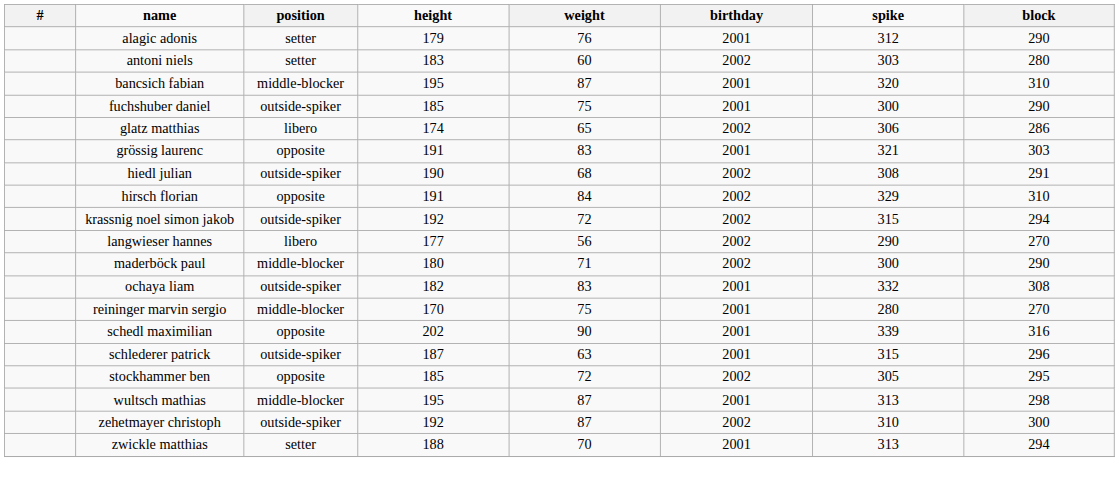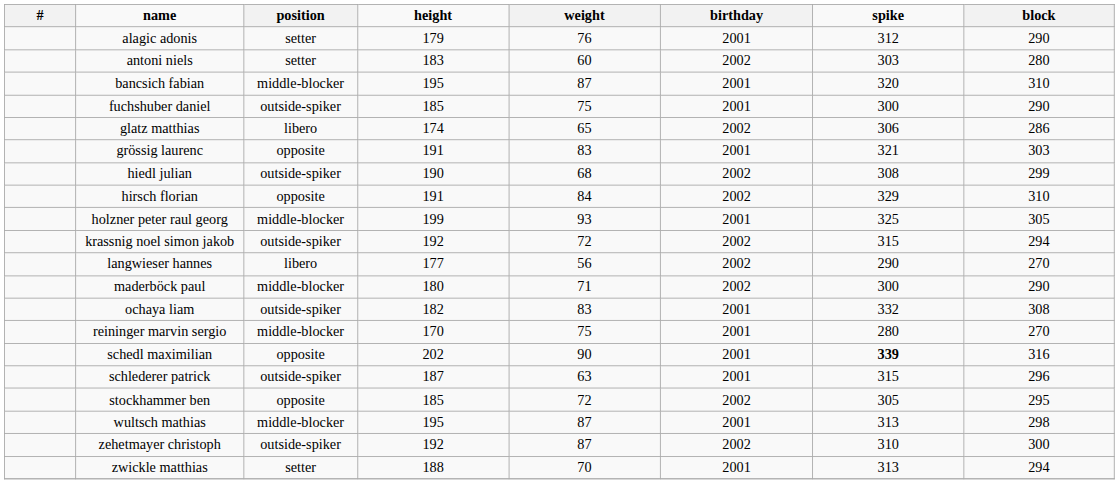(1039, 173) 291 -> (1039, 173) 299
+ row: (160, 219)
(888, 331) normal -> (888, 354) bold
